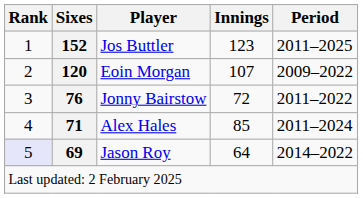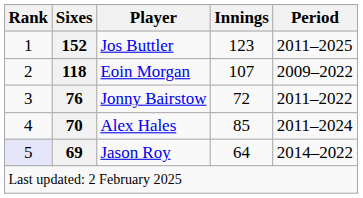(74, 71) 120 -> (74, 71) 118
(74, 125) 71 -> (74, 125) 70
